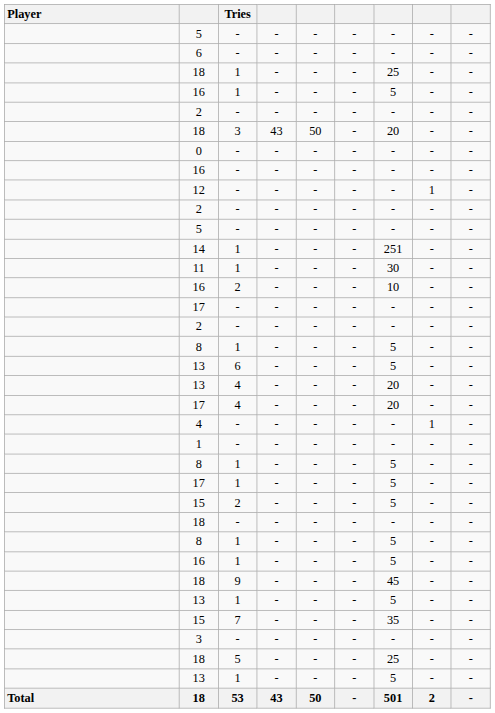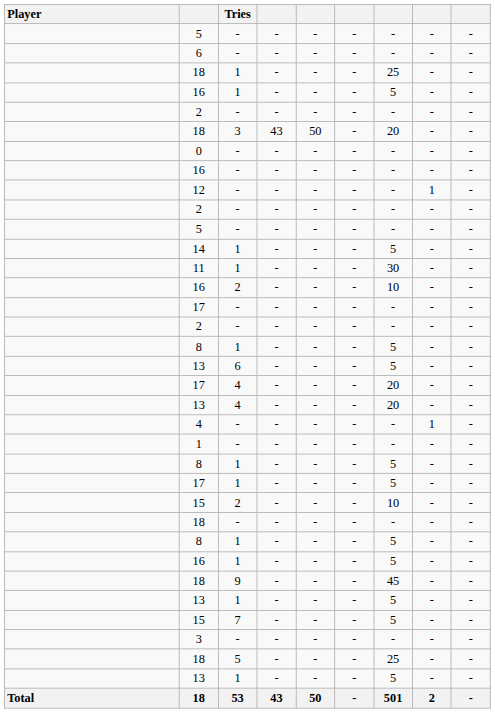(393, 248) 251 -> (393, 248) 5
rows swapped: (199, 405) <-> (199, 385)
(393, 502) 5 -> (393, 502) 10
(393, 619) 35 -> (393, 619) 5
